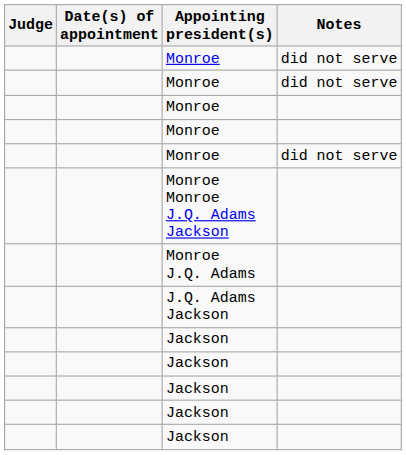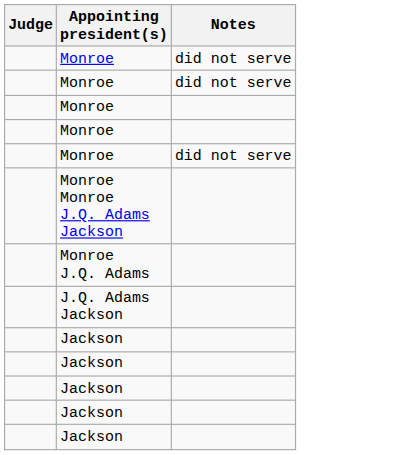- column: (109, 25)
